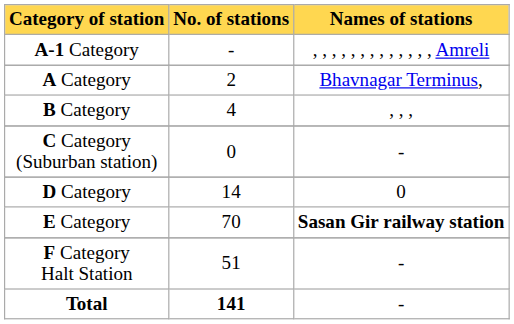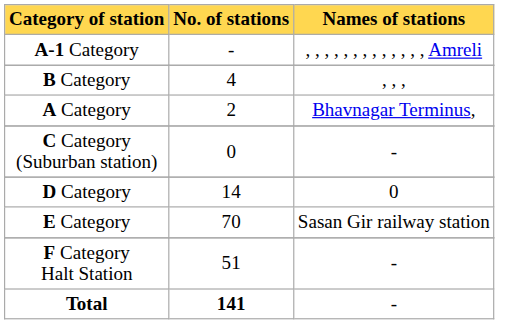rows swapped: (87, 79) <-> (87, 110)
(401, 222) bold -> (394, 222) normal
